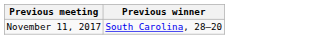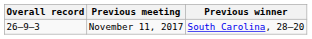+ column: (45, 12)
